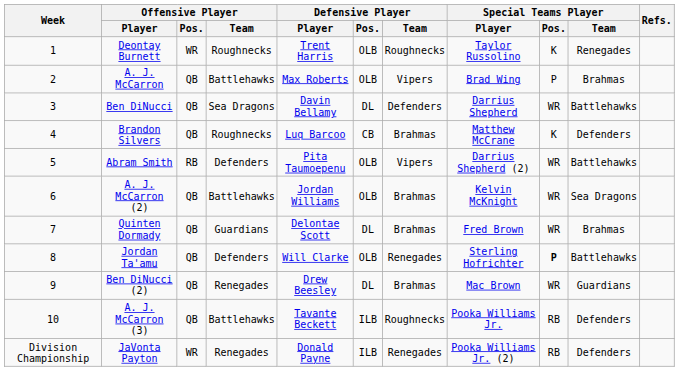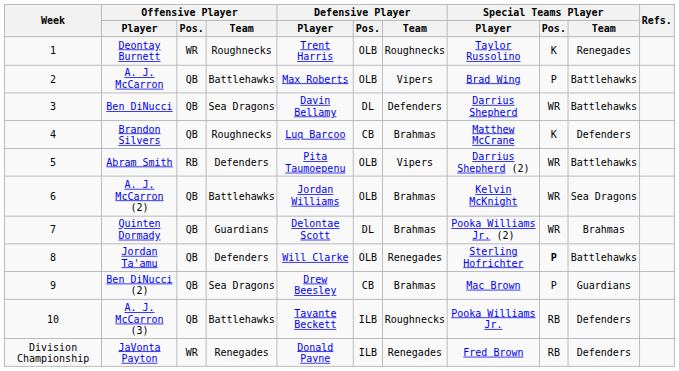(604, 79) Brahmas -> (604, 79) Battlehawks
(493, 230) Fred Brown -> (493, 230) Pooka Williams Jr. (2)
(242, 285) Renegades -> (242, 285) Sea Dragons
(368, 285) DL -> (368, 285) CB
(554, 285) WR -> (554, 285) P
(493, 353) Pooka Williams Jr. (2) -> (493, 353) Fred Brown
